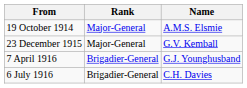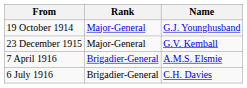(193, 28) A.M.S. Elsmie -> (202, 28) G.J. Younghusband
(202, 59) G.J. Younghusband -> (193, 59) A.M.S. Elsmie
